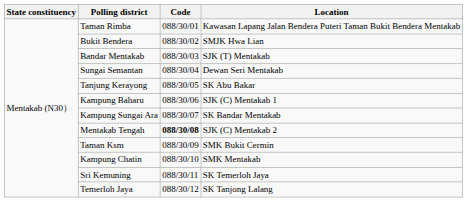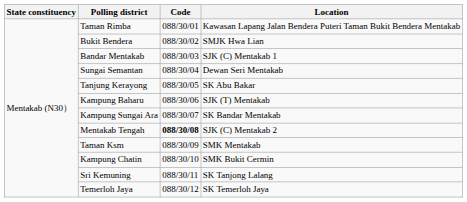(236, 55) SJK (T) Mentakab -> (240, 55) SJK (C) Mentakab 1
(240, 100) SJK (C) Mentakab 1 -> (236, 100) SJK (T) Mentakab
(238, 144) SMK Bukit Cermin -> (232, 144) SMK Mentakab
(232, 159) SMK Mentakab -> (238, 159) SMK Bukit Cermin
(236, 174) SK Temerloh Jaya -> (238, 174) SK Tanjong Lalang
(238, 189) SK Tanjong Lalang -> (236, 189) SK Temerloh Jaya
